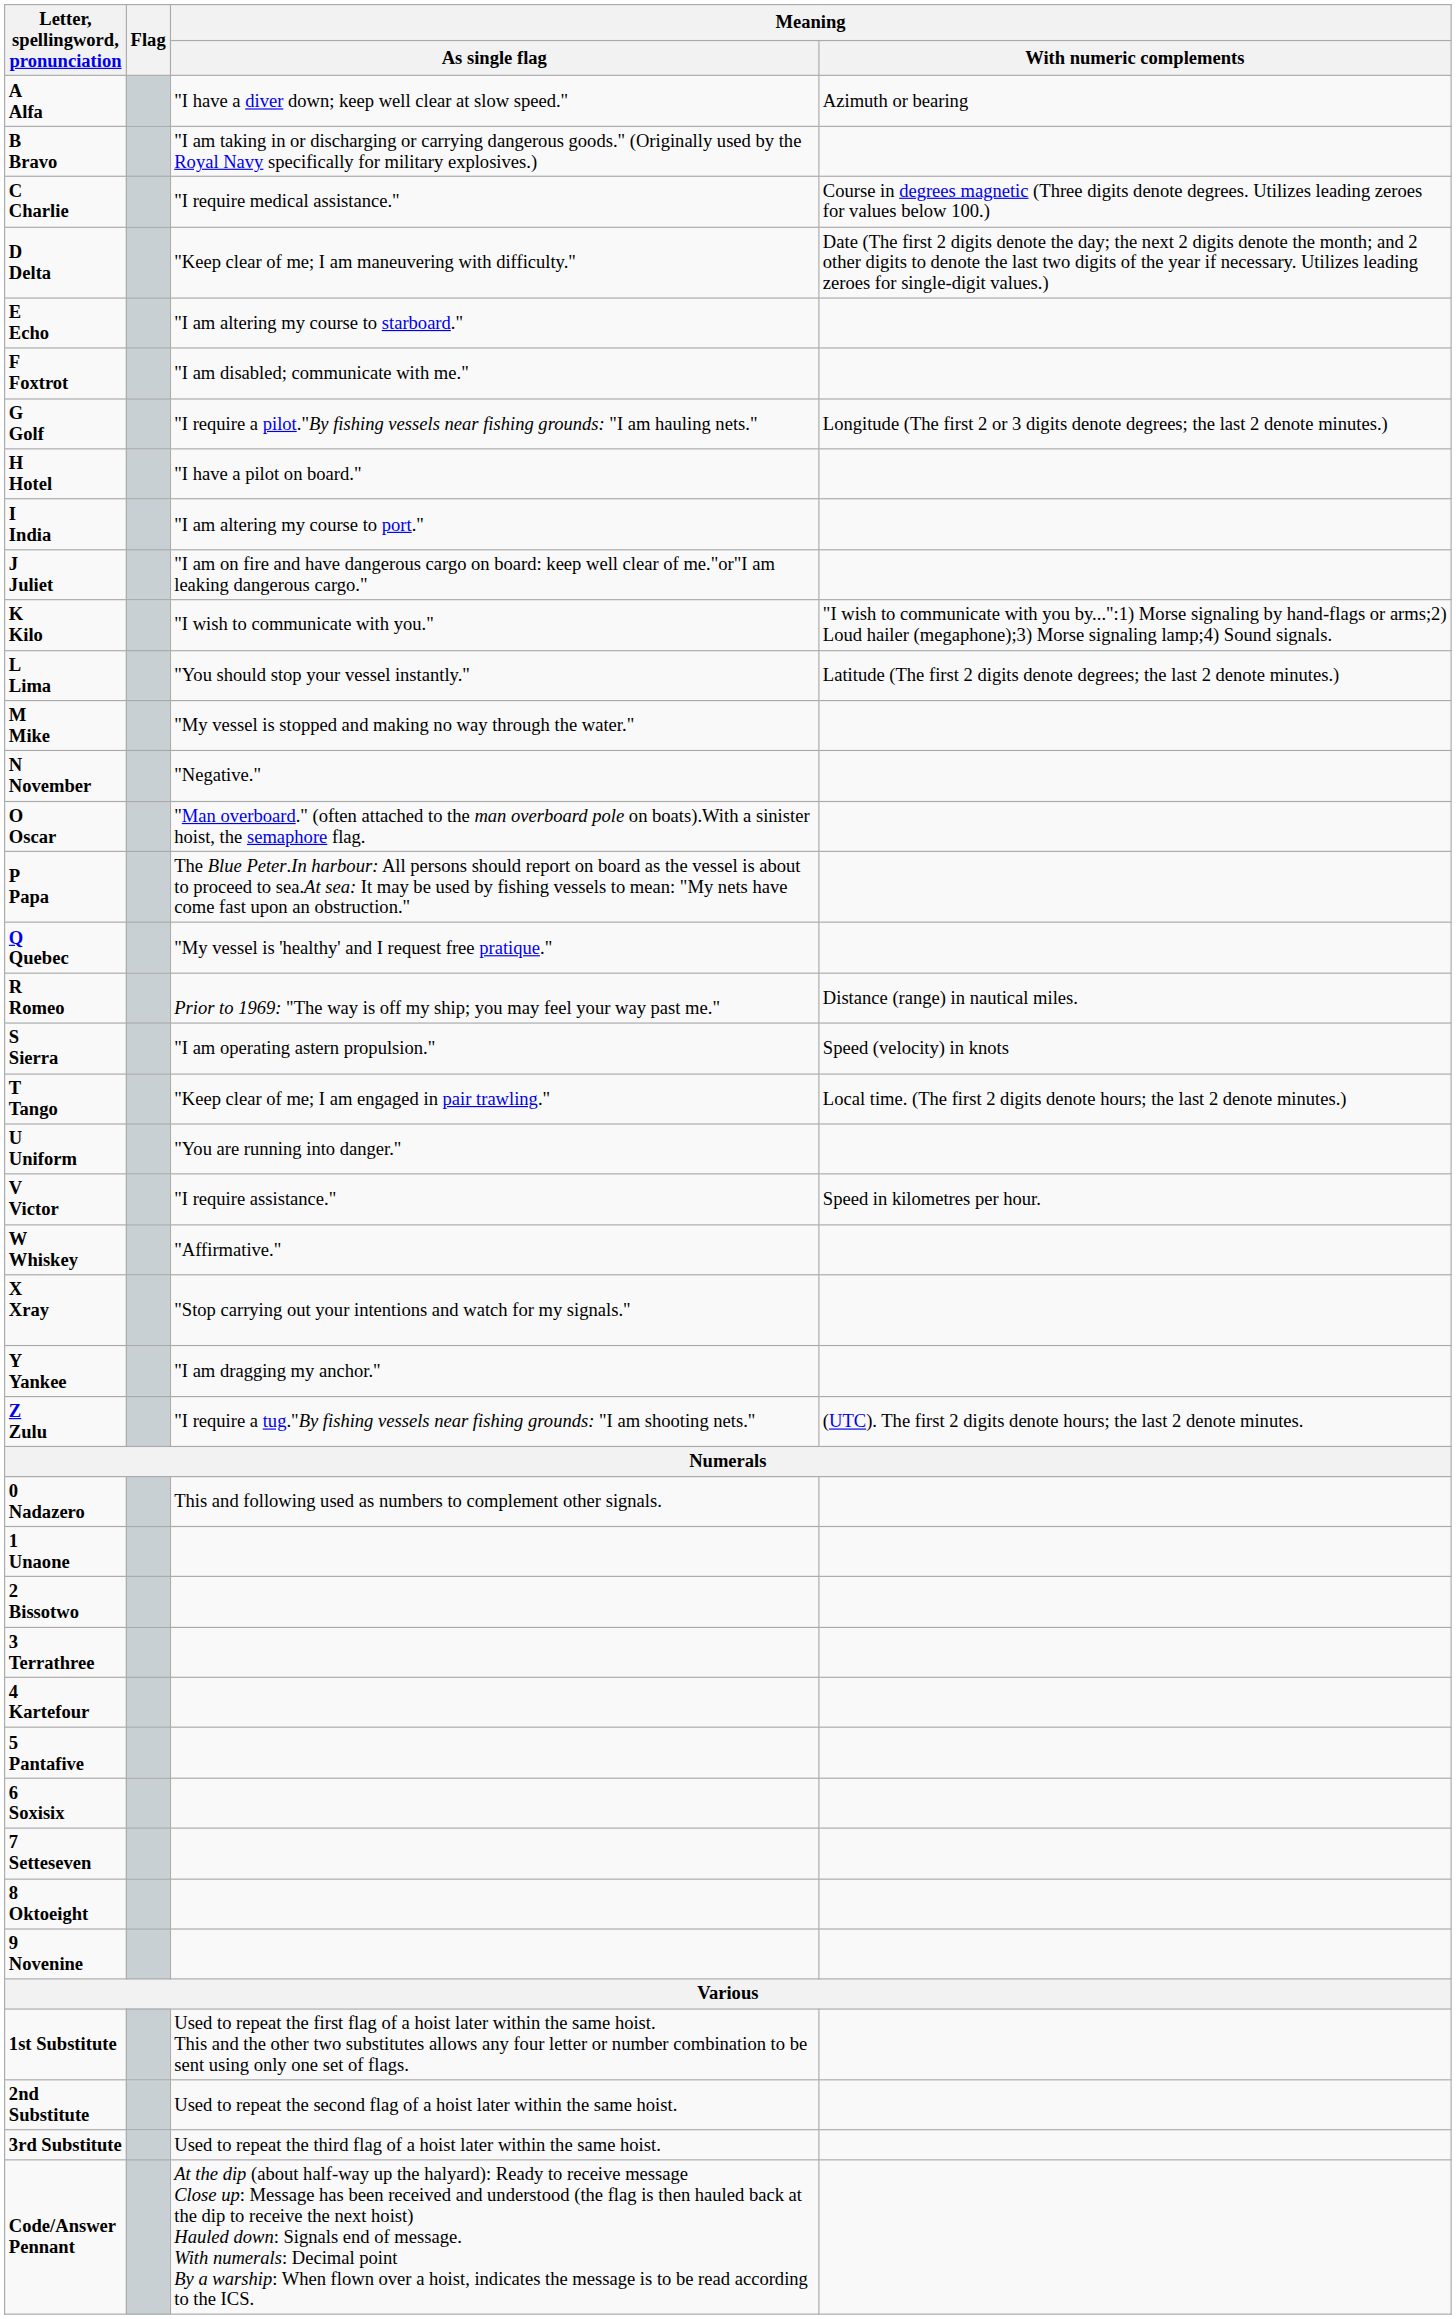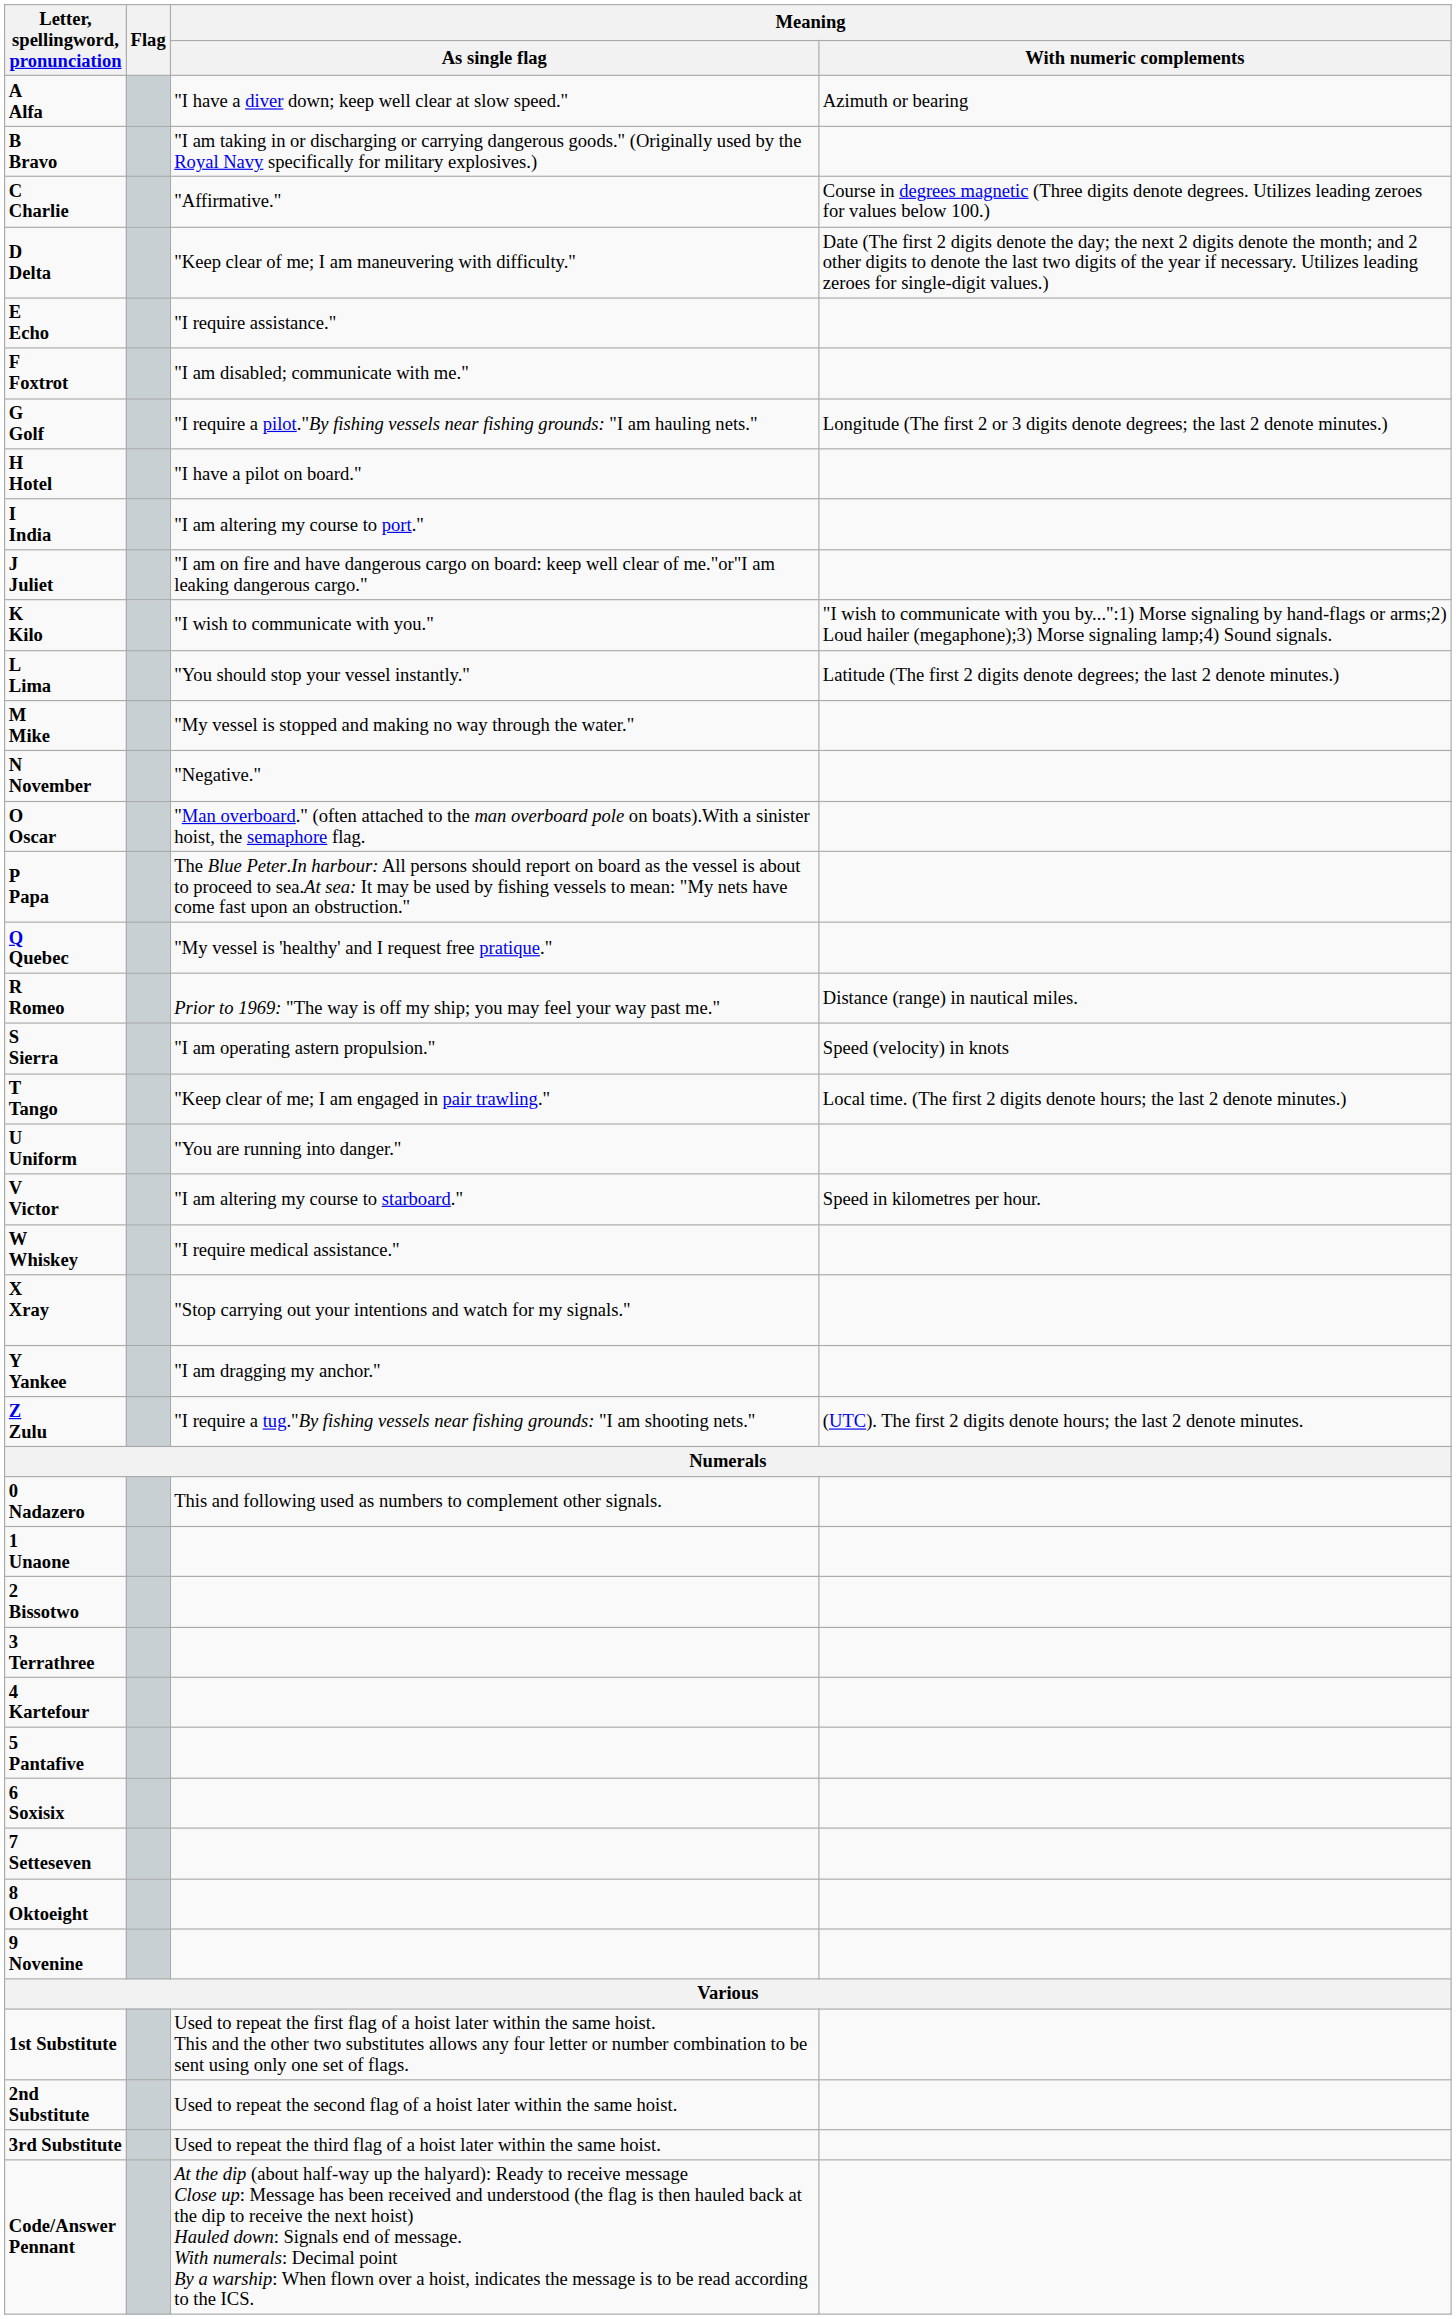(287, 201) "I require medical assistance." -> (228, 201) "Affirmative."
(319, 322) "I am altering my course to starboard." -> (255, 322) "I require assistance."
(255, 1199) "I require assistance." -> (319, 1199) "I am altering my course to starboard."
(228, 1249) "Affirmative." -> (287, 1249) "I require medical assistance."
